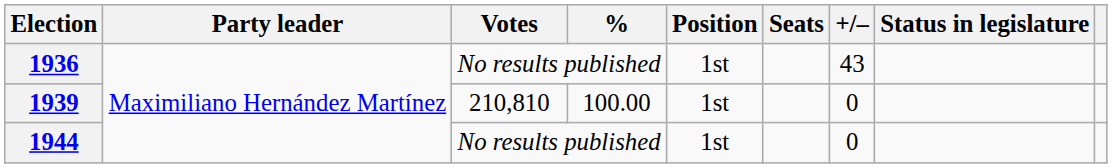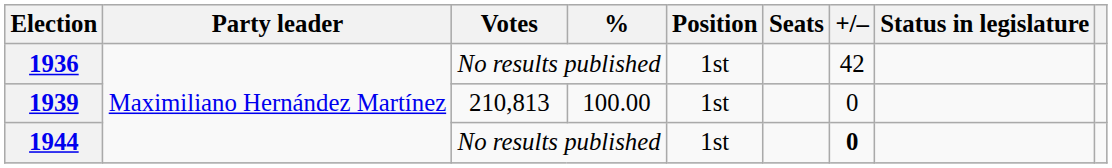(852, 63) 43 -> (852, 63) 42
(509, 102) 210,810 -> (509, 102) 210,813
(852, 142) normal -> (852, 142) bold
